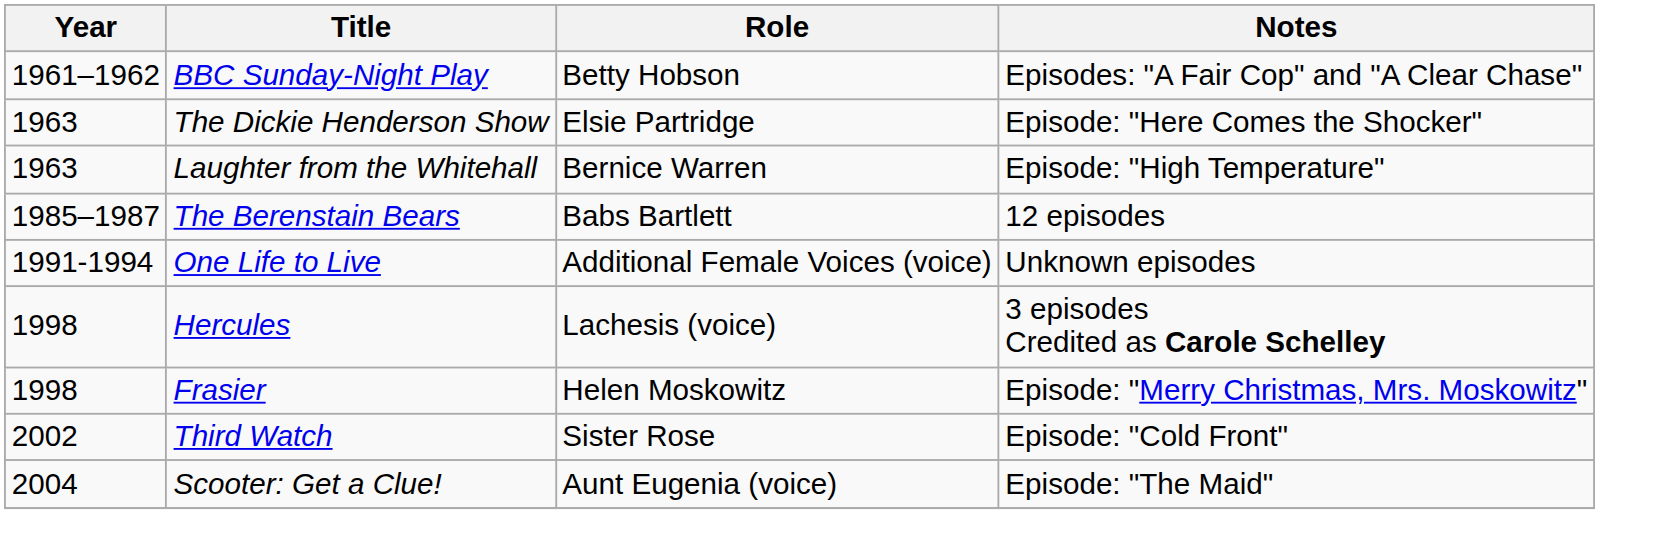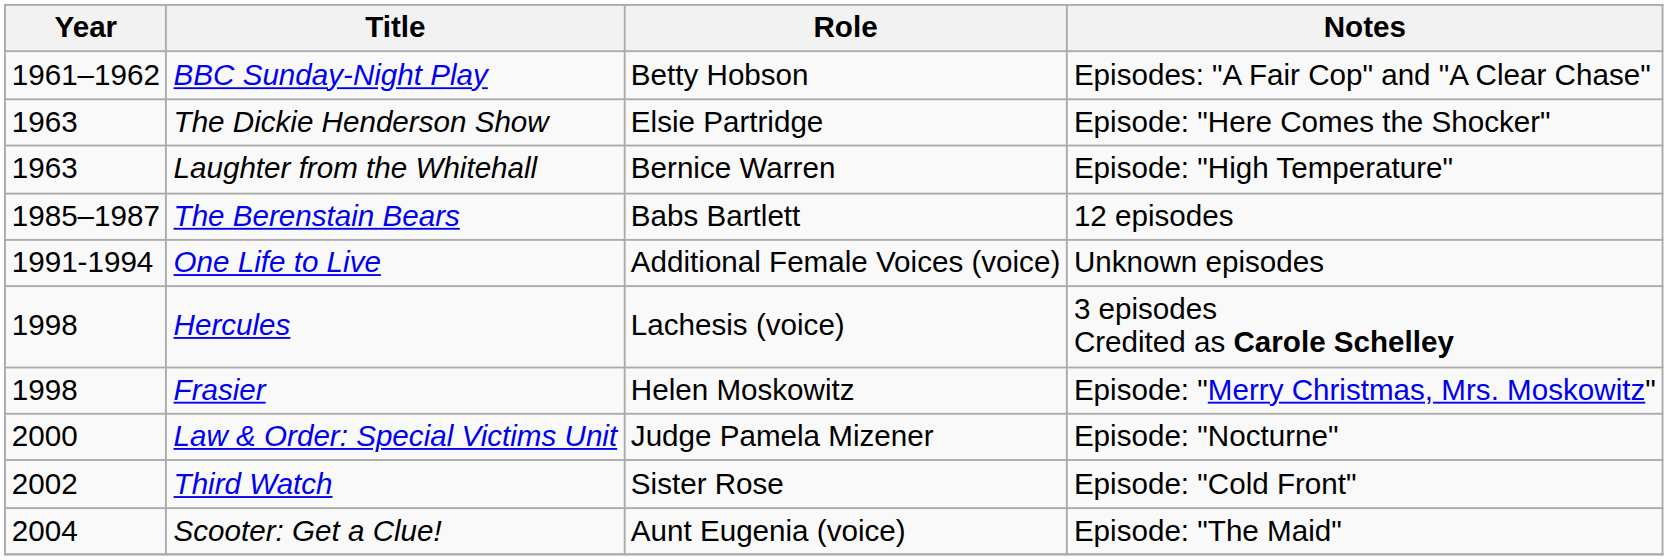+ row: (395, 436)
